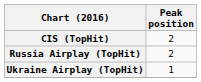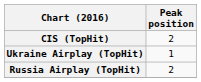rows swapped: (75, 54) <-> (75, 69)
